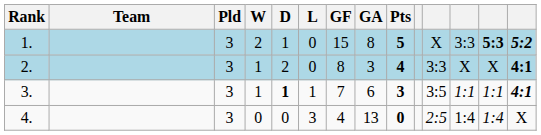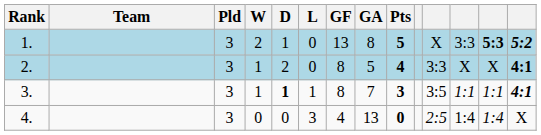(341, 42) 15 -> (341, 42) 13
(371, 67) 3 -> (371, 67) 5
(341, 92) 7 -> (341, 92) 8
(371, 92) 6 -> (371, 92) 7
